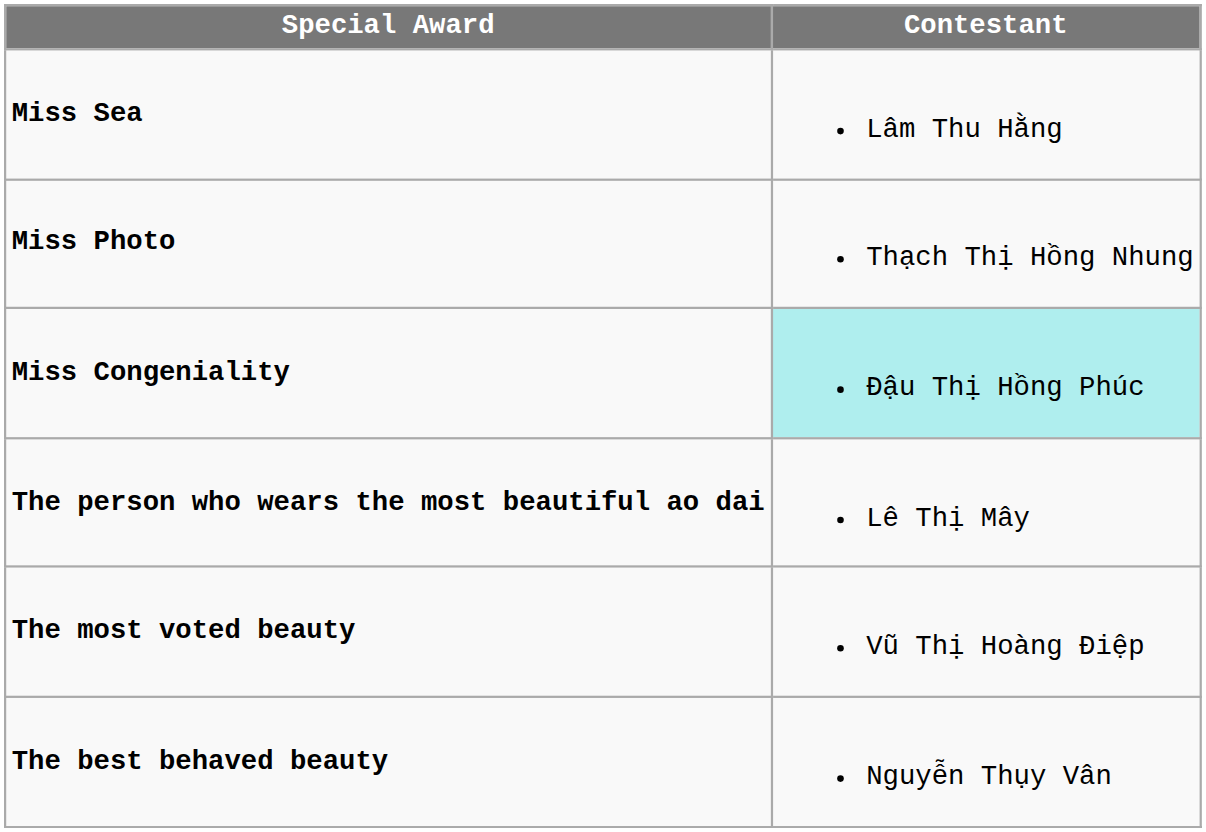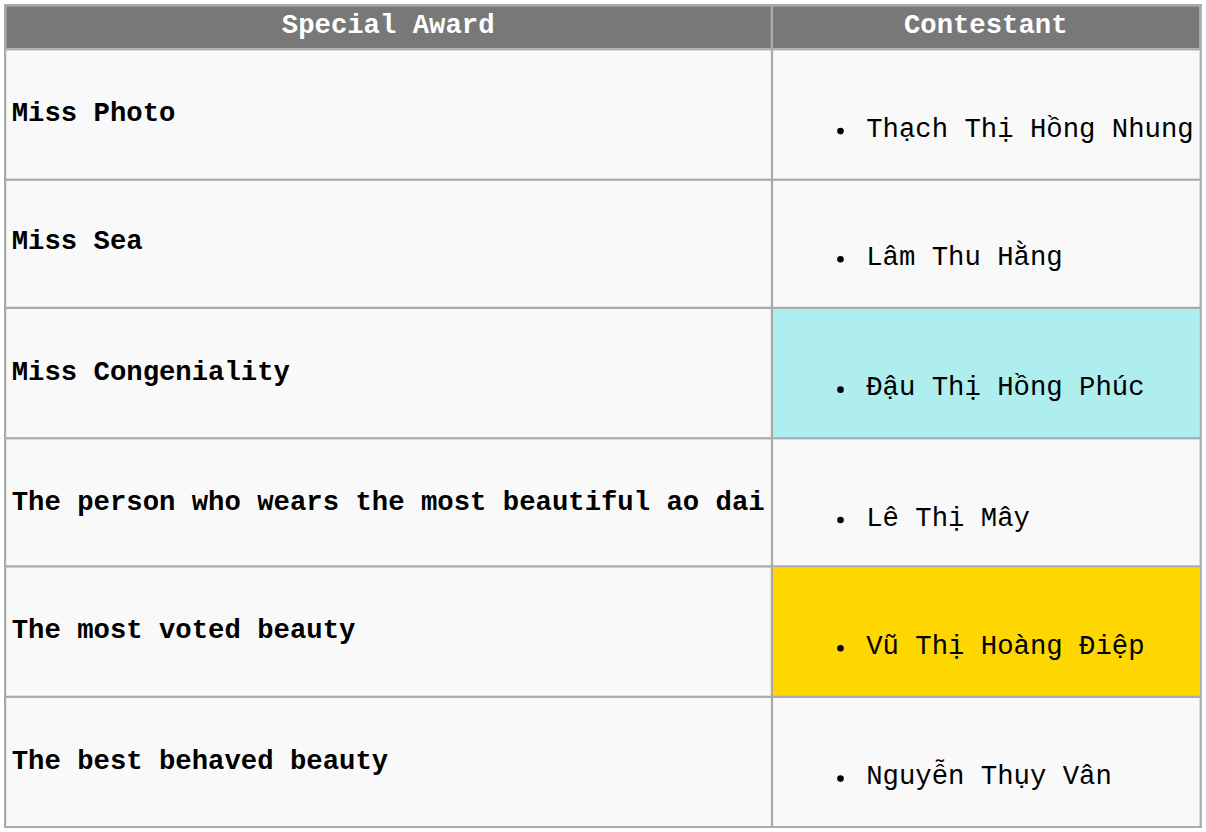rows swapped: (94, 244) <-> (77, 114)
(986, 648) no background -> (986, 648) gold background
